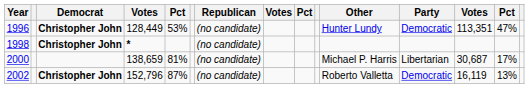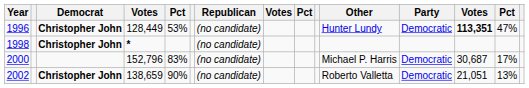(474, 28) normal -> (475, 28) bold
(145, 60) 138,659 -> (145, 60) 152,796
(177, 60) 81% -> (177, 60) 83%
(425, 60) Libertarian -> (427, 60) Democratic
(145, 76) 152,796 -> (145, 76) 138,659
(177, 76) 87% -> (177, 76) 90%
(472, 76) 16,119 -> (472, 76) 21,051
